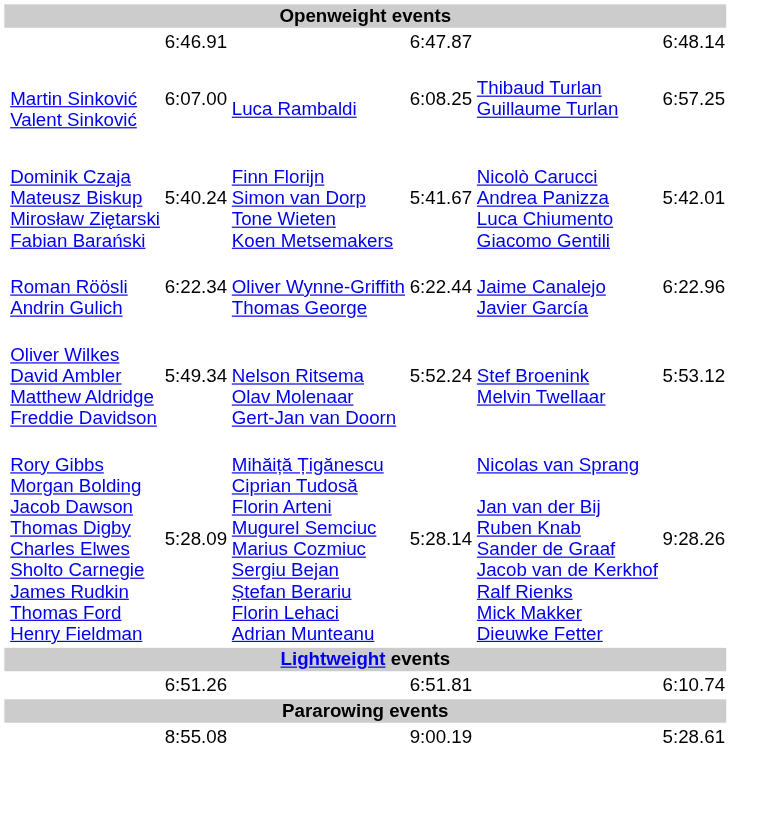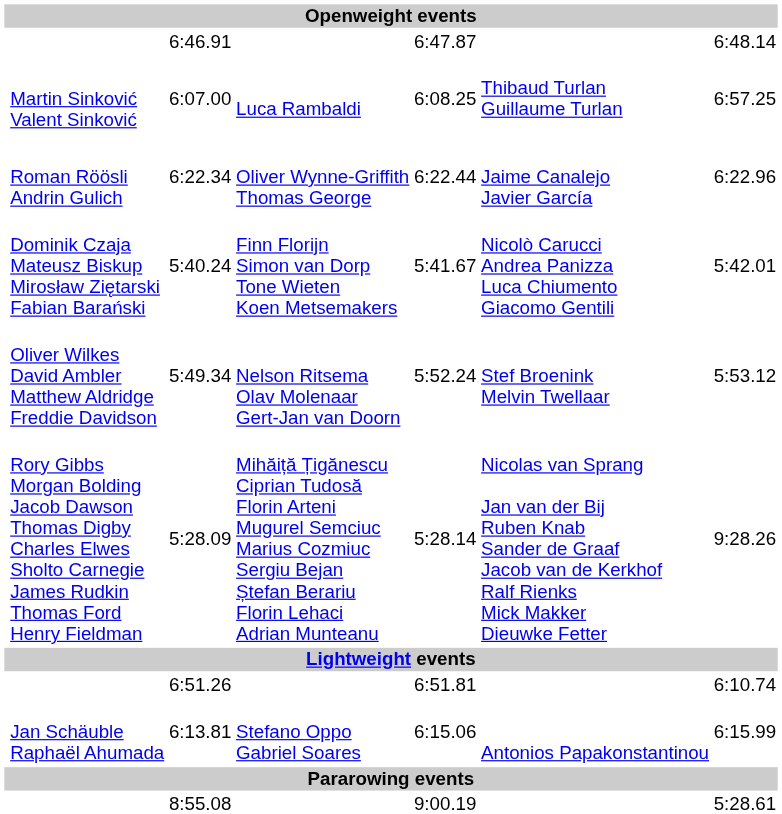rows swapped: (196, 198) <-> (196, 287)
+ row: (200, 731)
